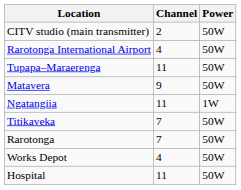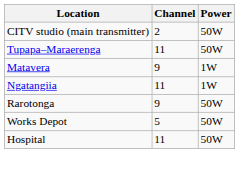- row: (79, 49)
(213, 85) 50W -> (209, 67) 1W
- row: (31, 121)
(159, 139) 7 -> (157, 103) 9
(159, 157) 4 -> (157, 121) 5
